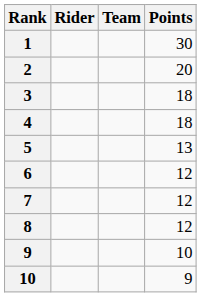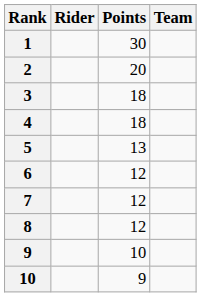columns swapped: (122, 17) <-> (171, 17)
